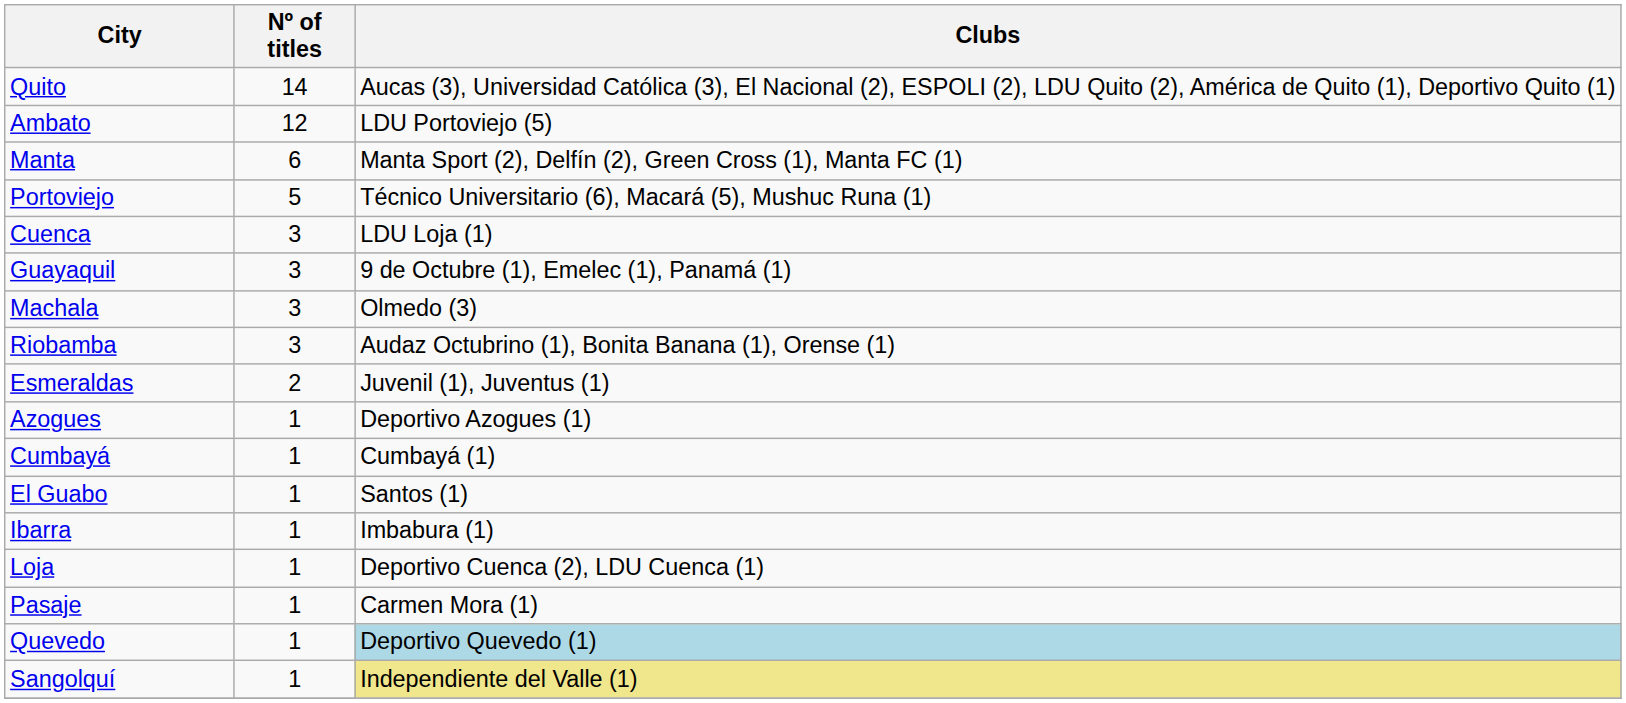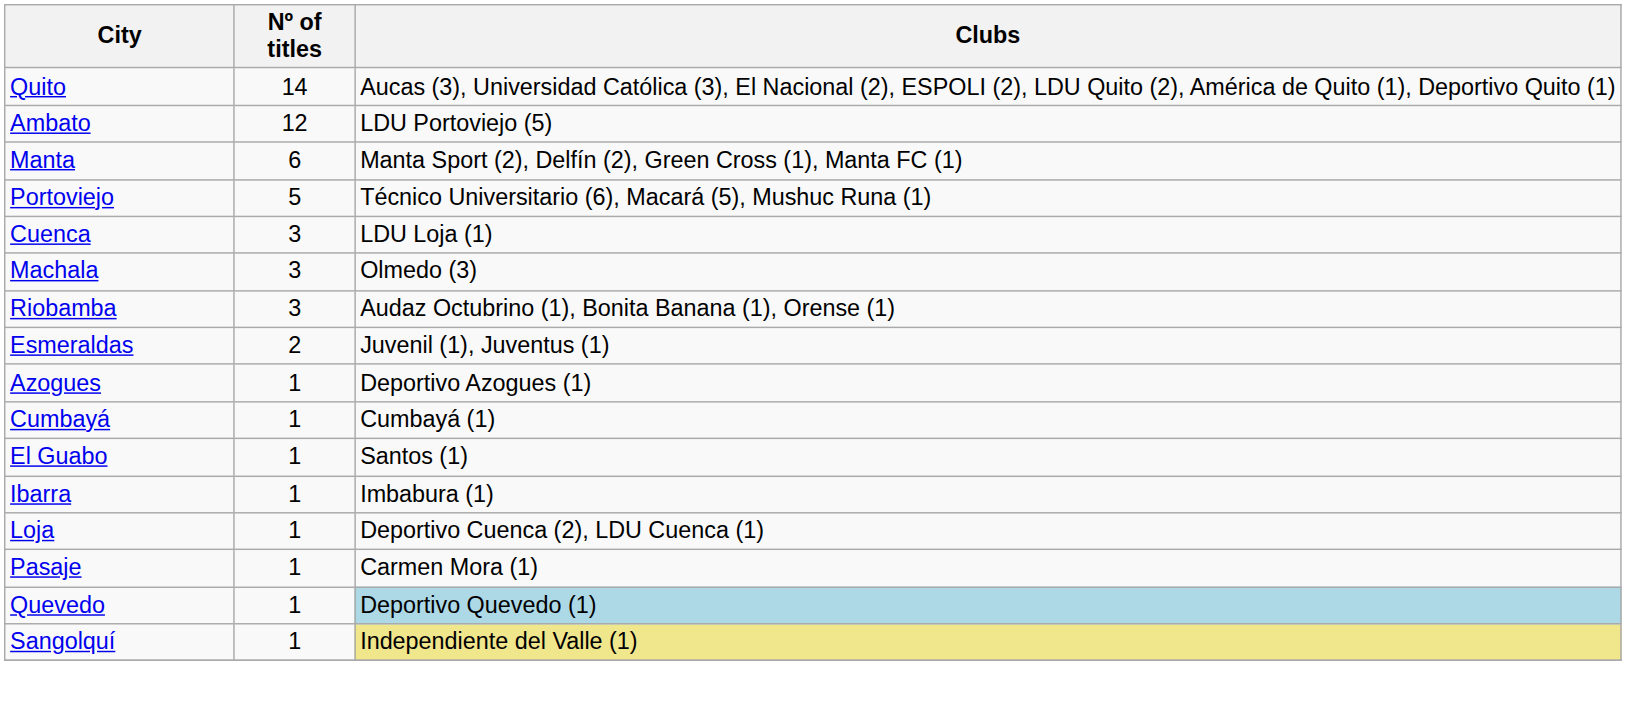- row: (63, 271)
